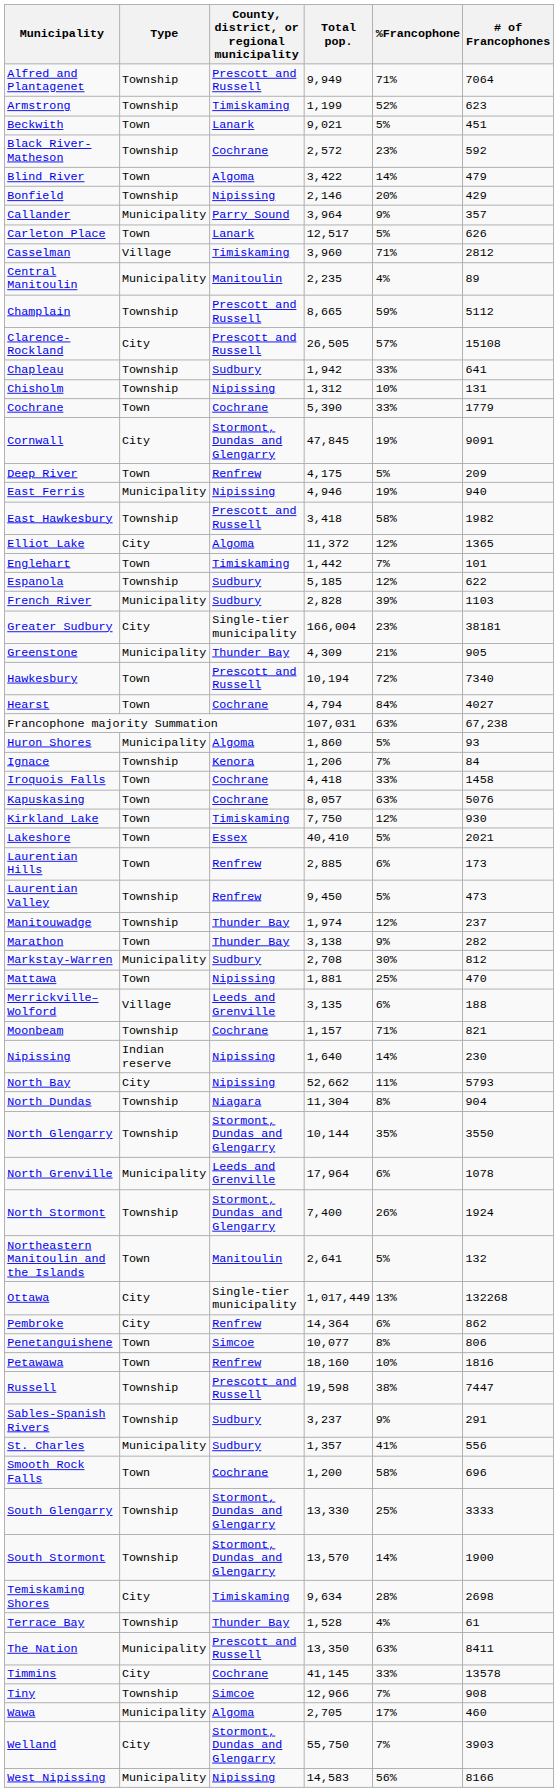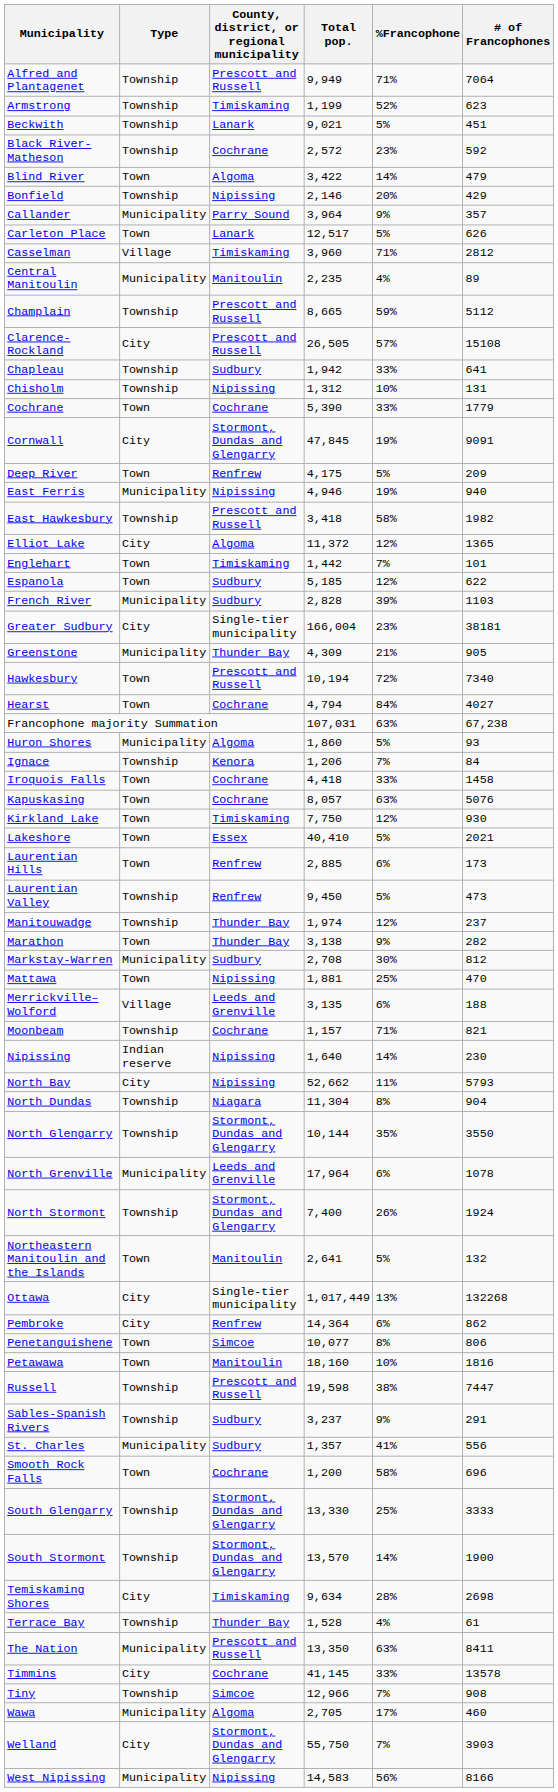(136, 125) Town -> (150, 125) Township
(150, 582) Township -> (136, 582) Town
(237, 1362) Renfrew -> (247, 1362) Manitoulin
